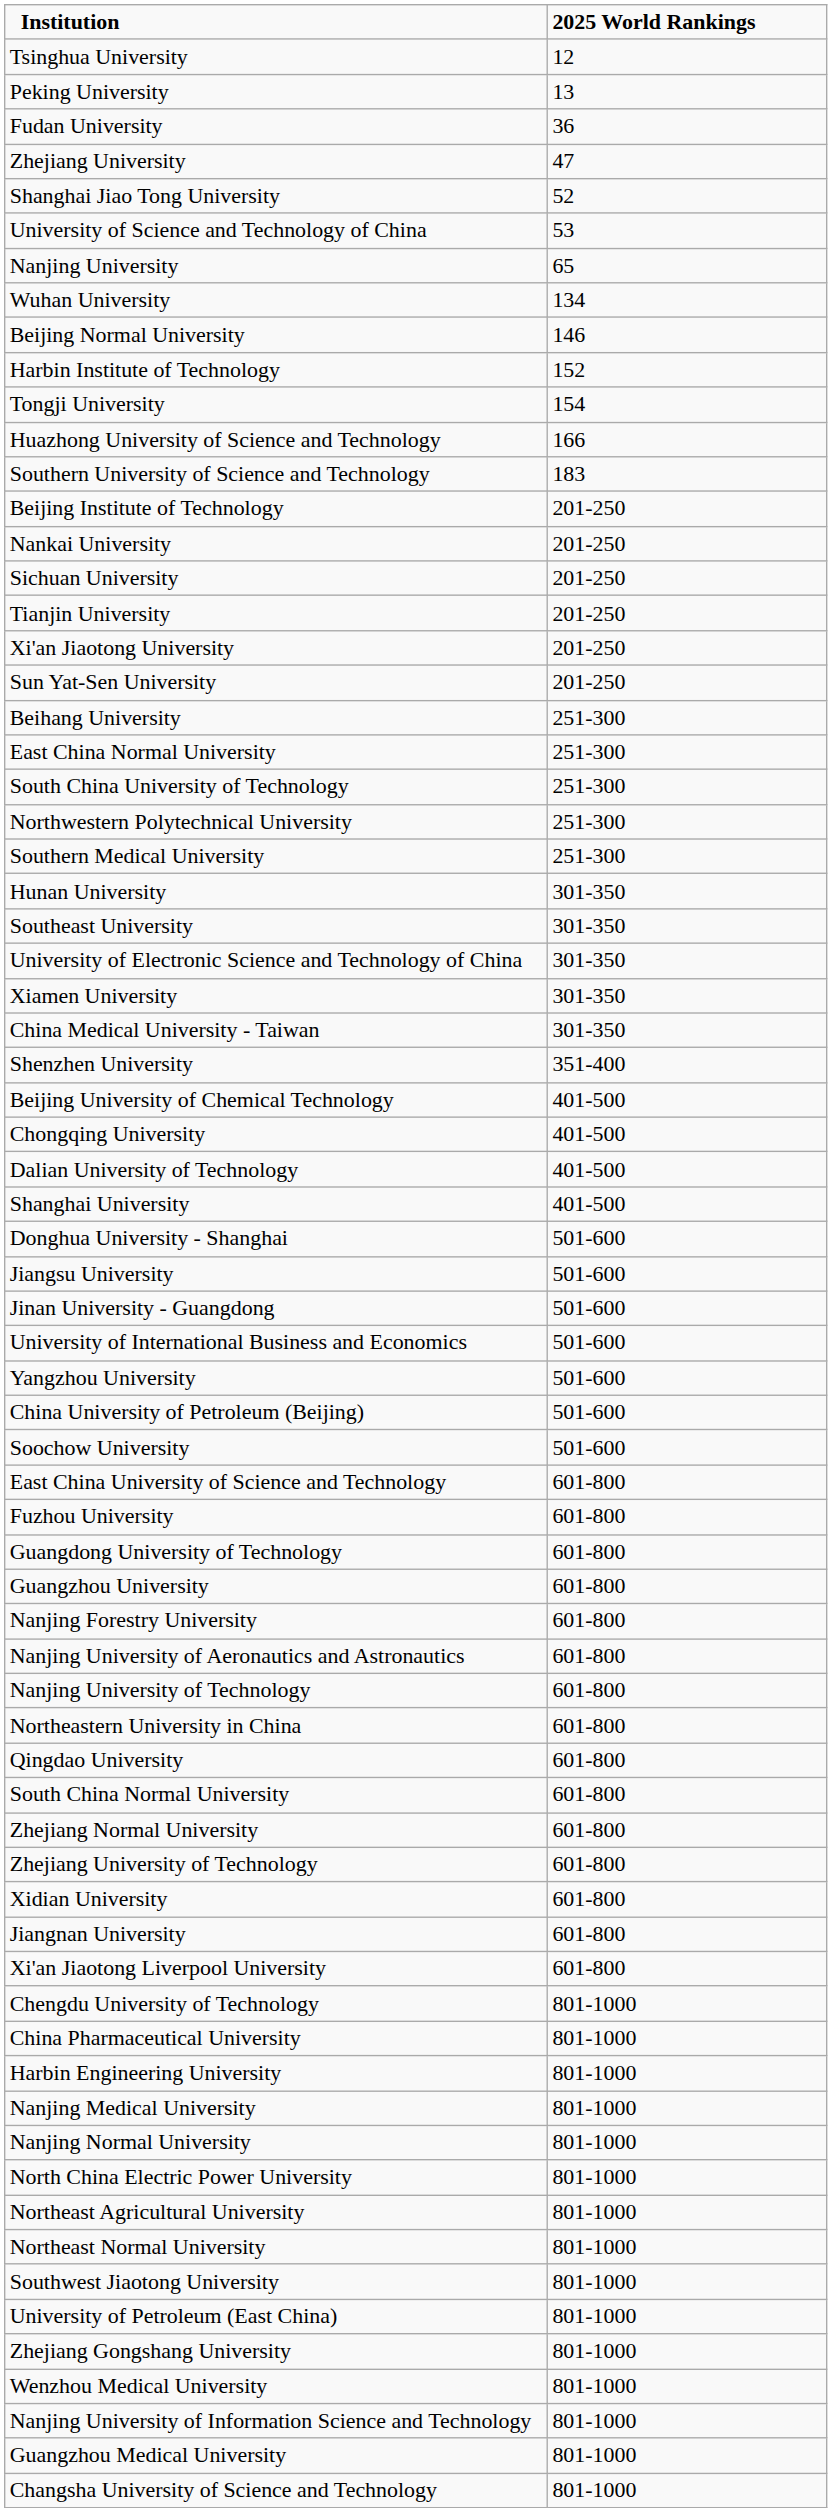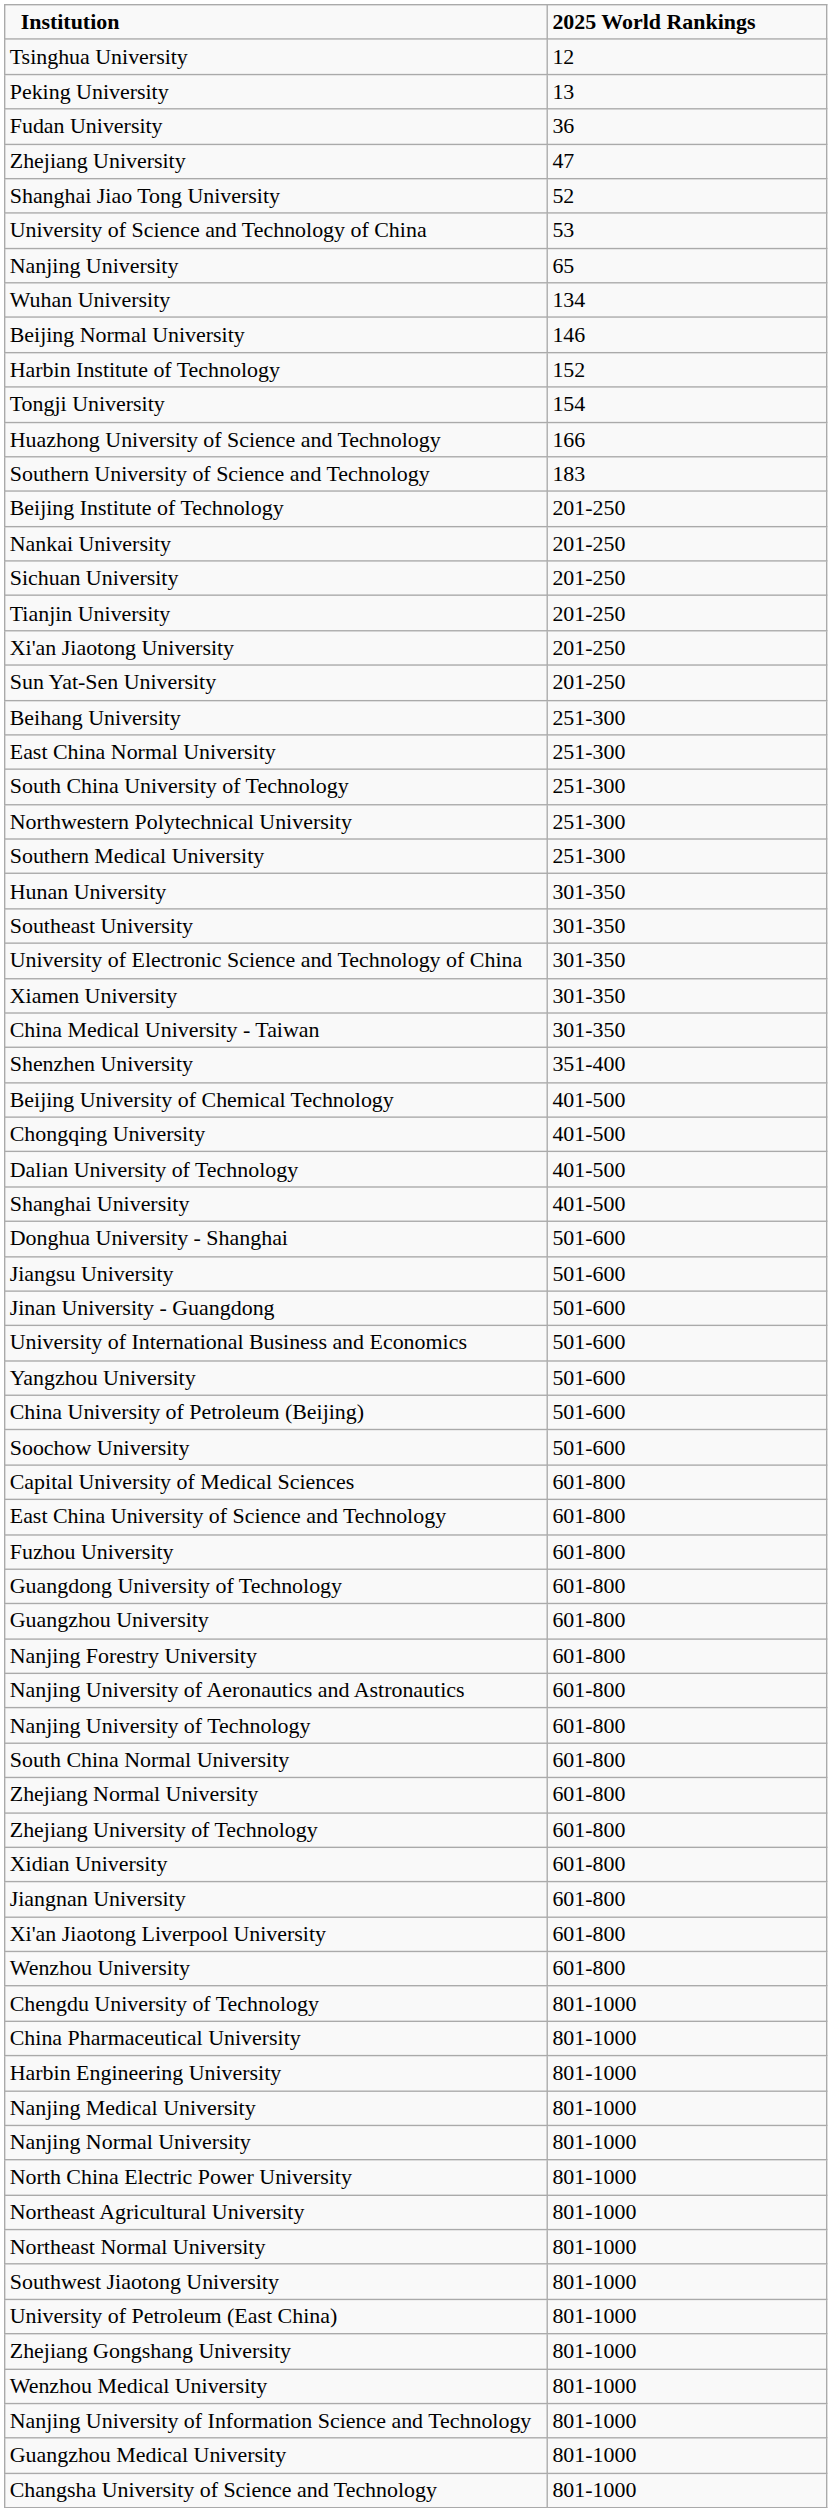+ row: (187, 1481)
- row: (161, 1725)
- row: (102, 1760)
+ row: (105, 1968)
